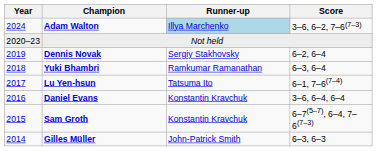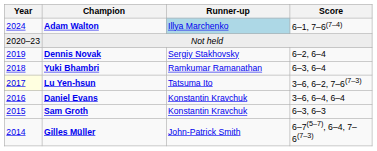(327, 26) 3–6, 6–2, 7–6(7–3) -> (317, 26) 6–1, 7–6(7–4)
(16, 83) no background -> (16, 83) lightyellow background
(317, 83) 6–1, 7–6(7–4) -> (327, 83) 3–6, 6–2, 7–6(7–3)
(325, 119) 6–7(5–7), 6–4, 7–6(7–3) -> (309, 112) 6–3, 6–3
(309, 139) 6–3, 6–3 -> (325, 132) 6–7(5–7), 6–4, 7–6(7–3)
